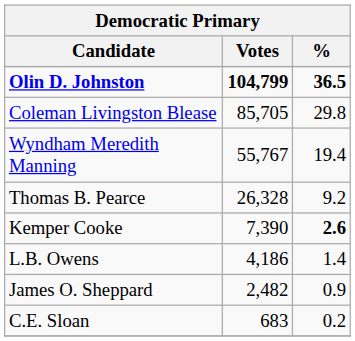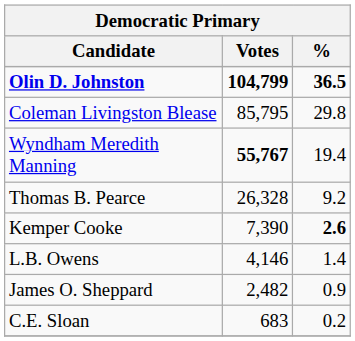(263, 113) 85,705 -> (263, 113) 85,795
(263, 154) normal -> (263, 154) bold
(267, 258) 4,186 -> (267, 258) 4,146
